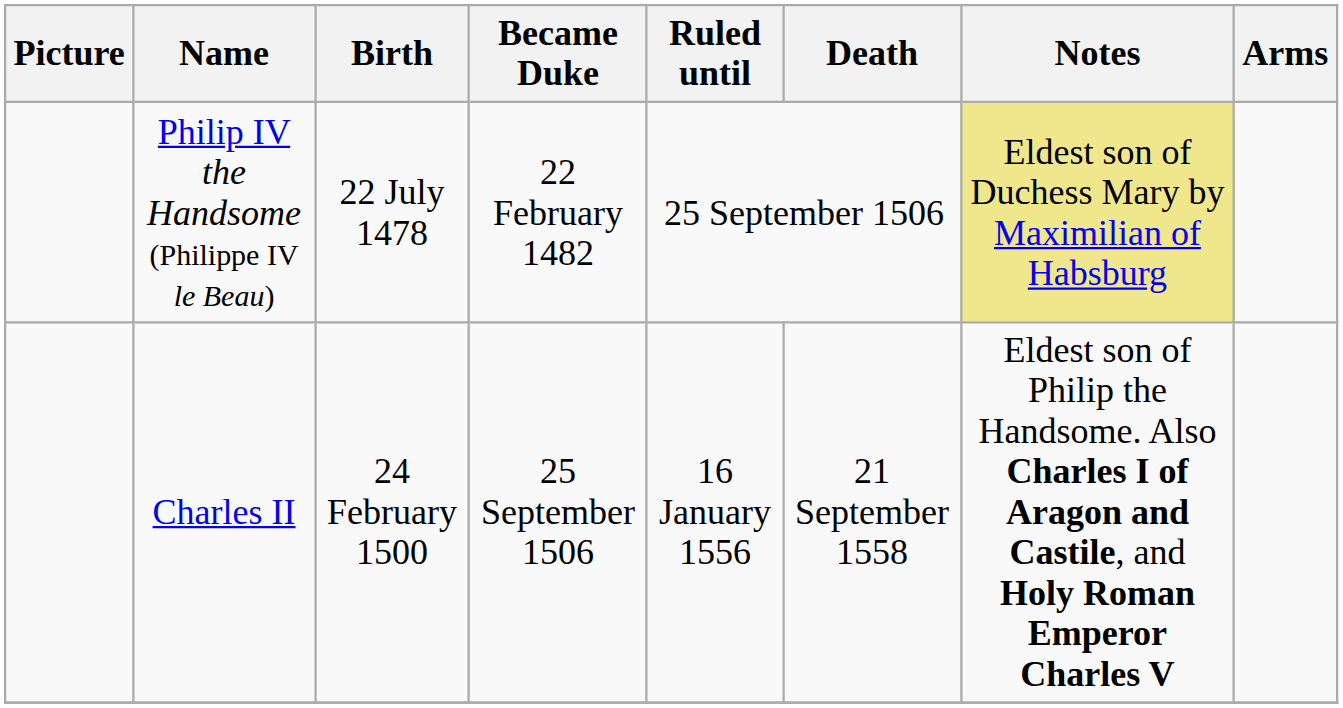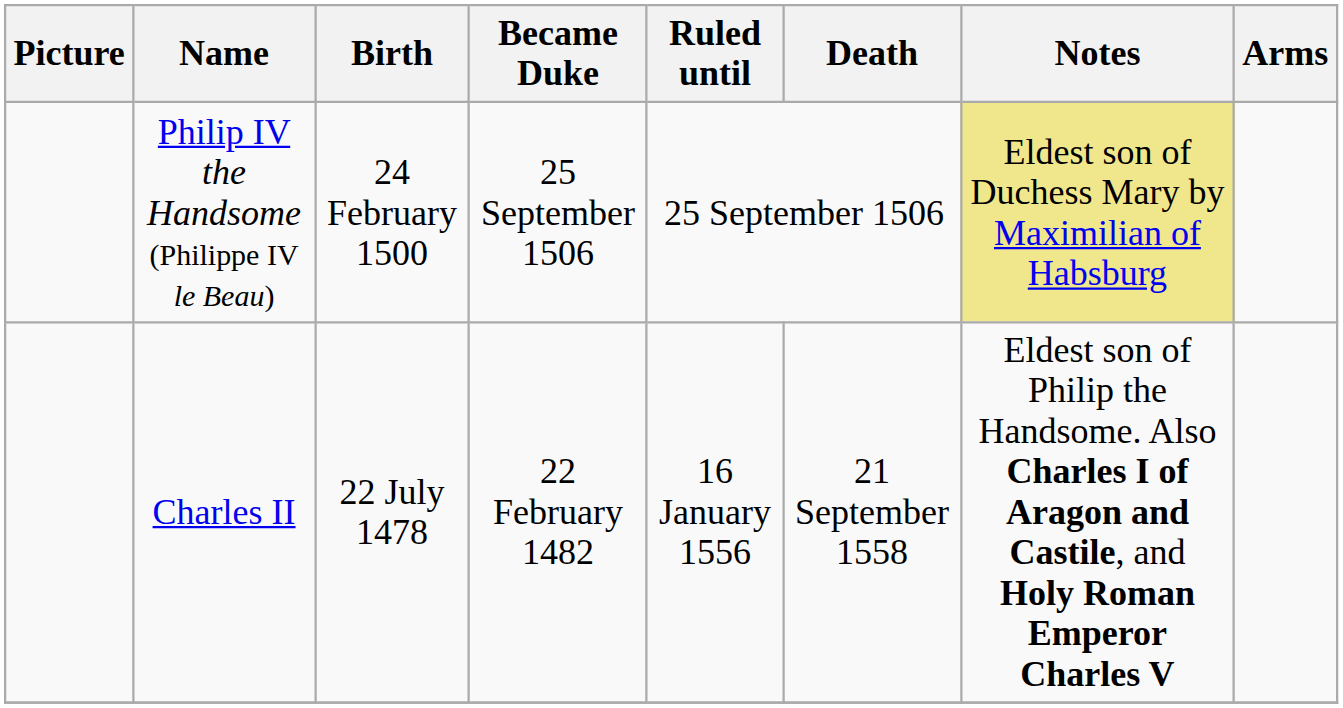(392, 211) 22 July 1478 -> (392, 211) 24 February 1500
(558, 211) 22 February 1482 -> (558, 211) 25 September 1506
(392, 511) 24 February 1500 -> (392, 511) 22 July 1478
(558, 511) 25 September 1506 -> (558, 511) 22 February 1482
